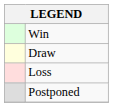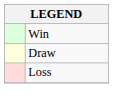- row: (54, 92)
